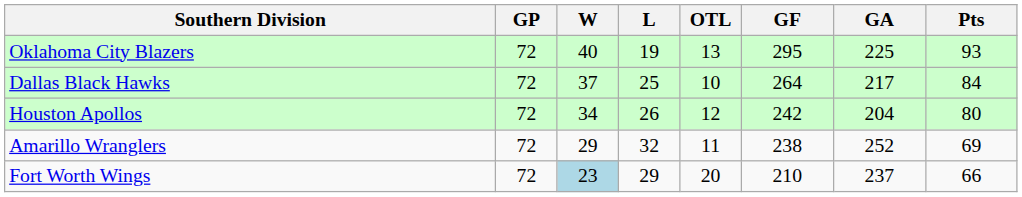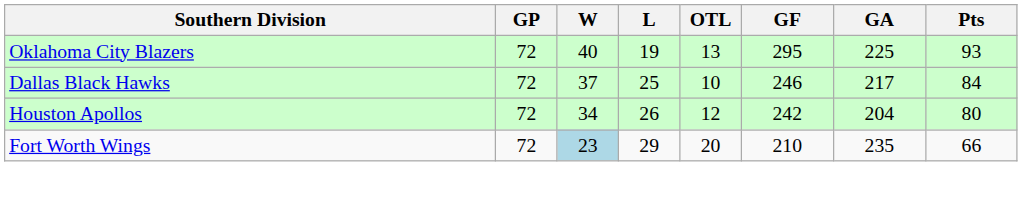(787, 82) 264 -> (787, 82) 246
- row: (88, 144)
(879, 176) 237 -> (879, 144) 235
